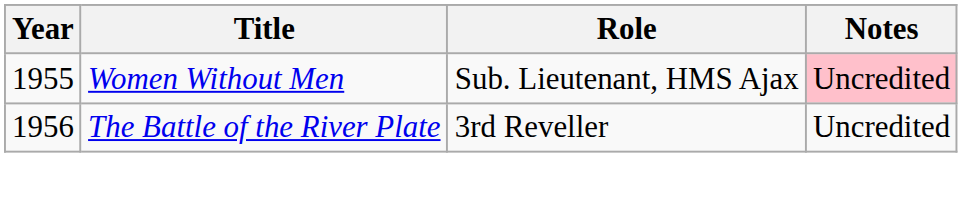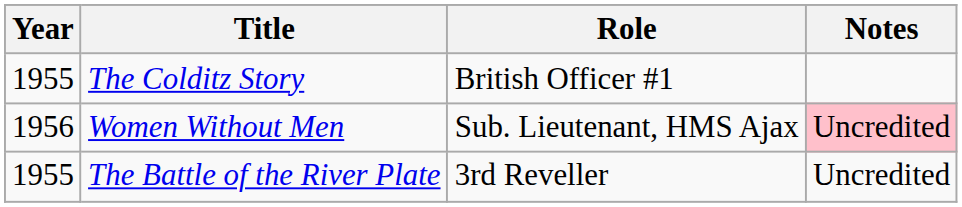+ row: (196, 77)
(43, 77) 1955 -> (43, 126) 1956
(43, 126) 1956 -> (43, 175) 1955
